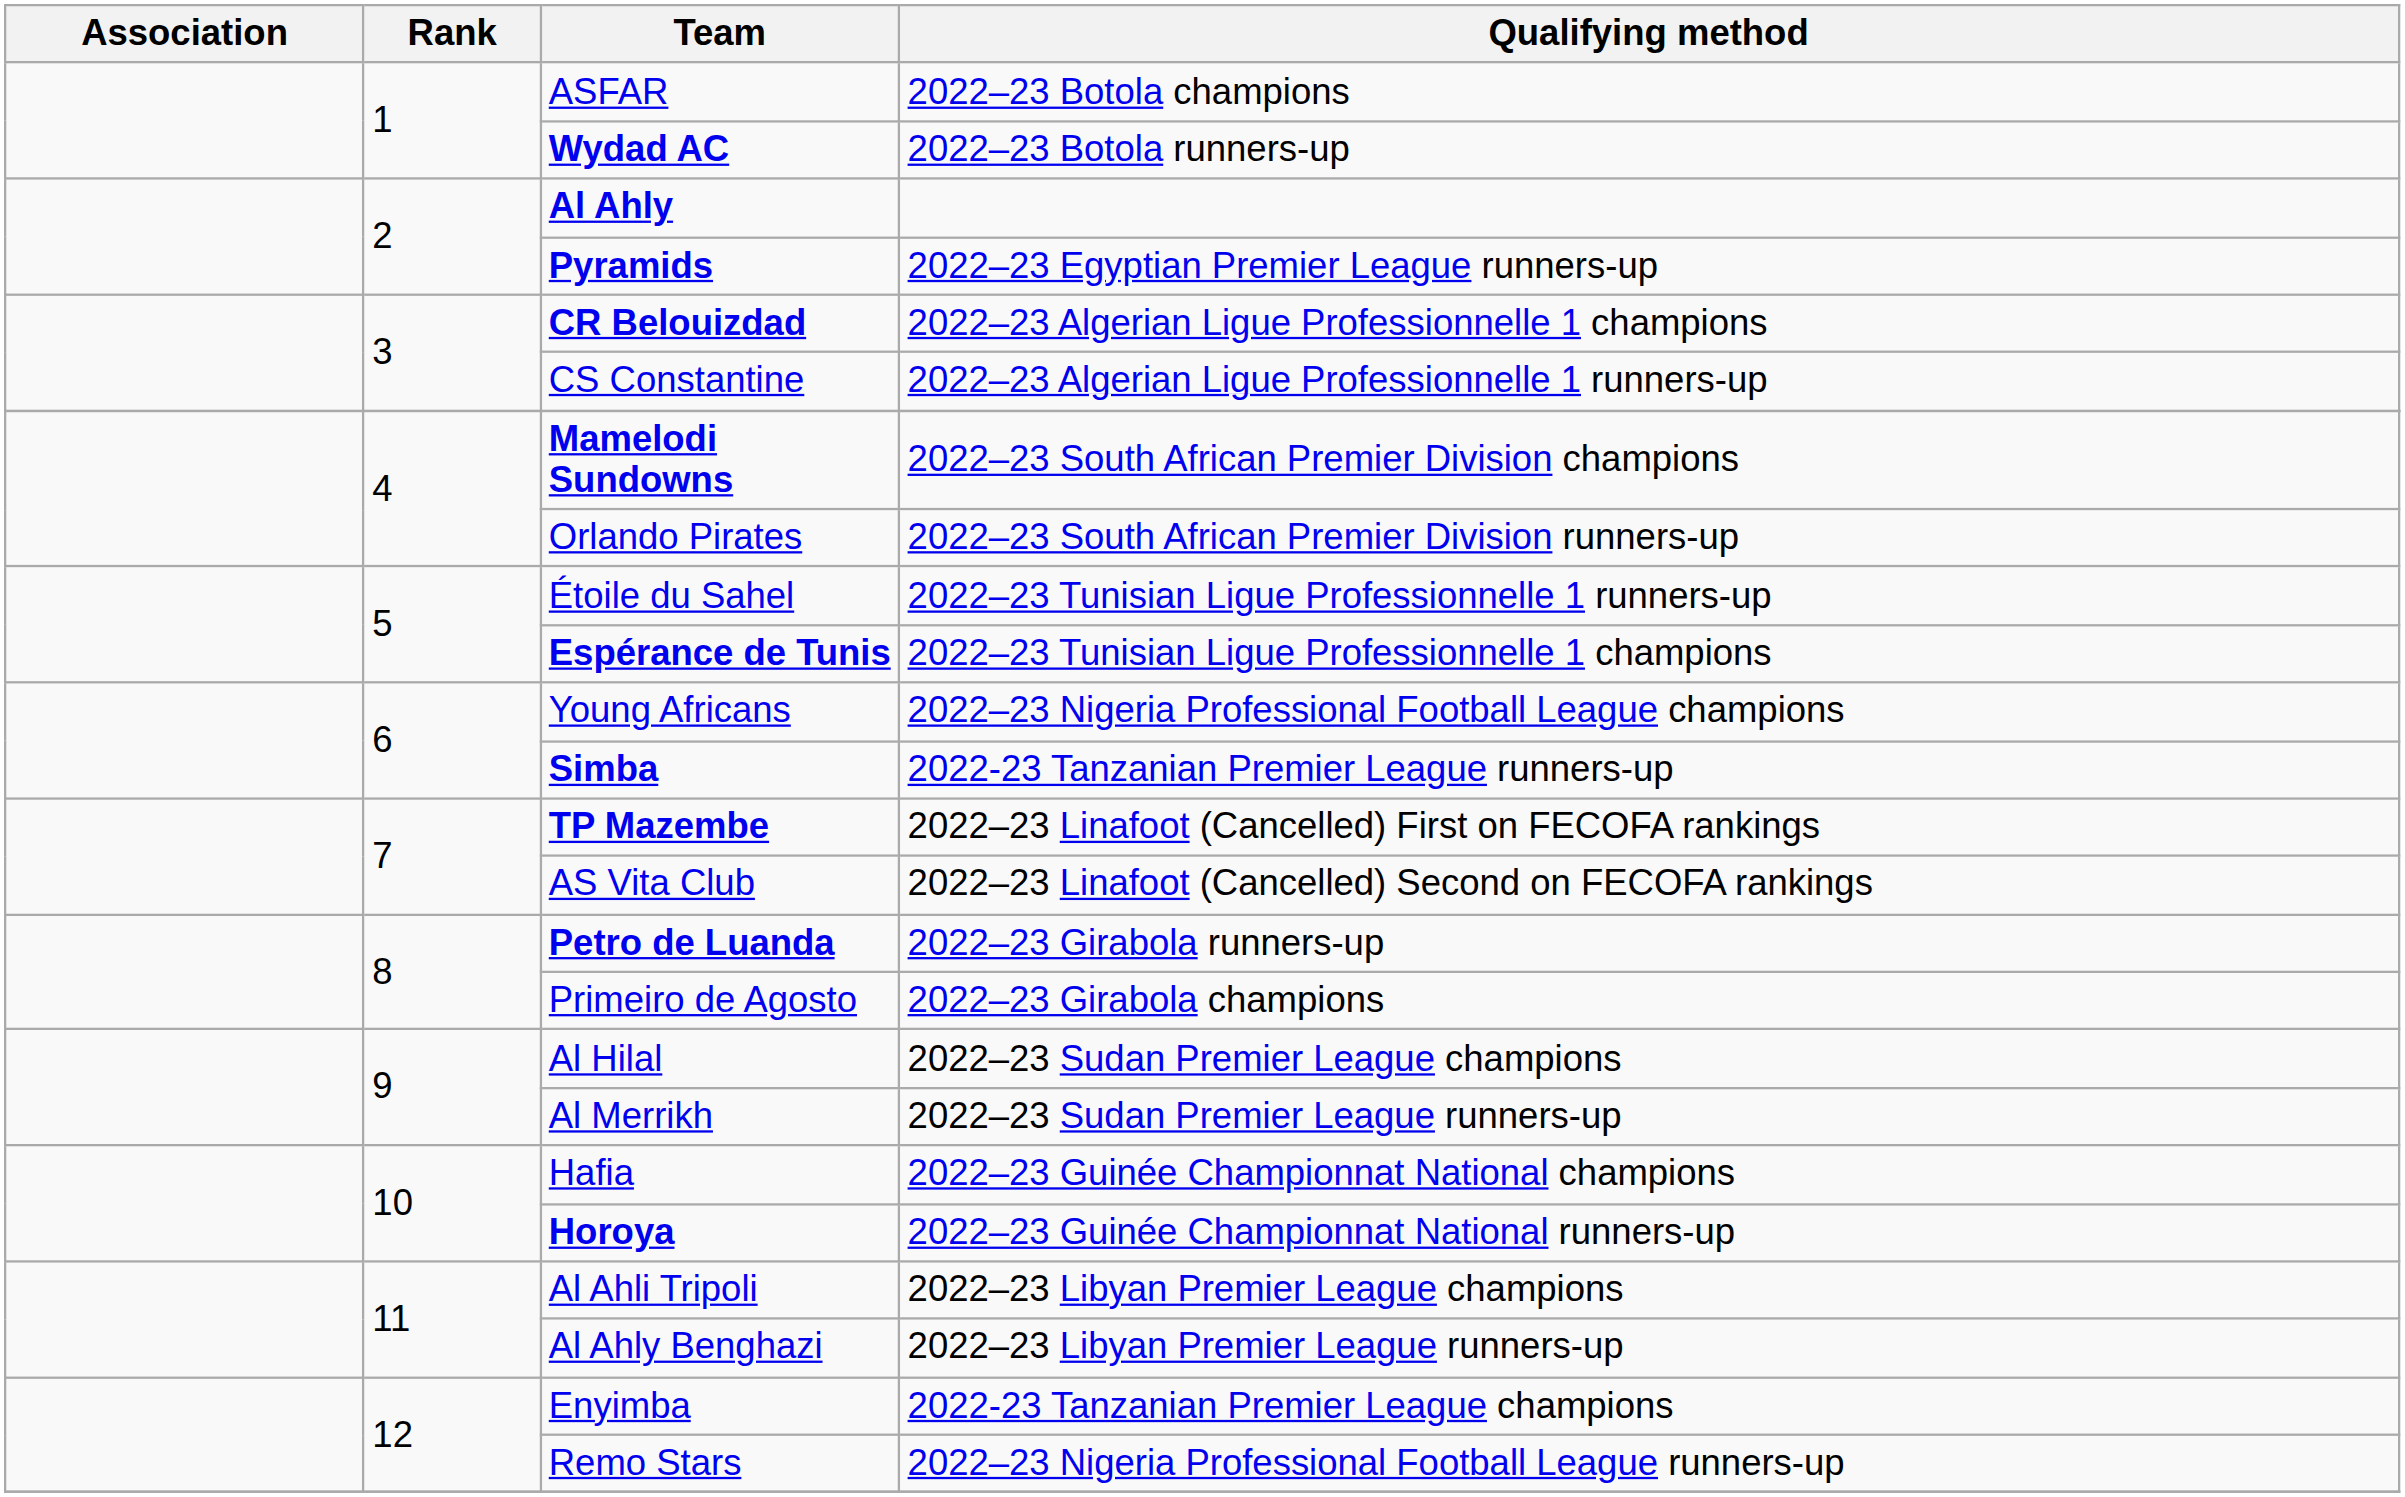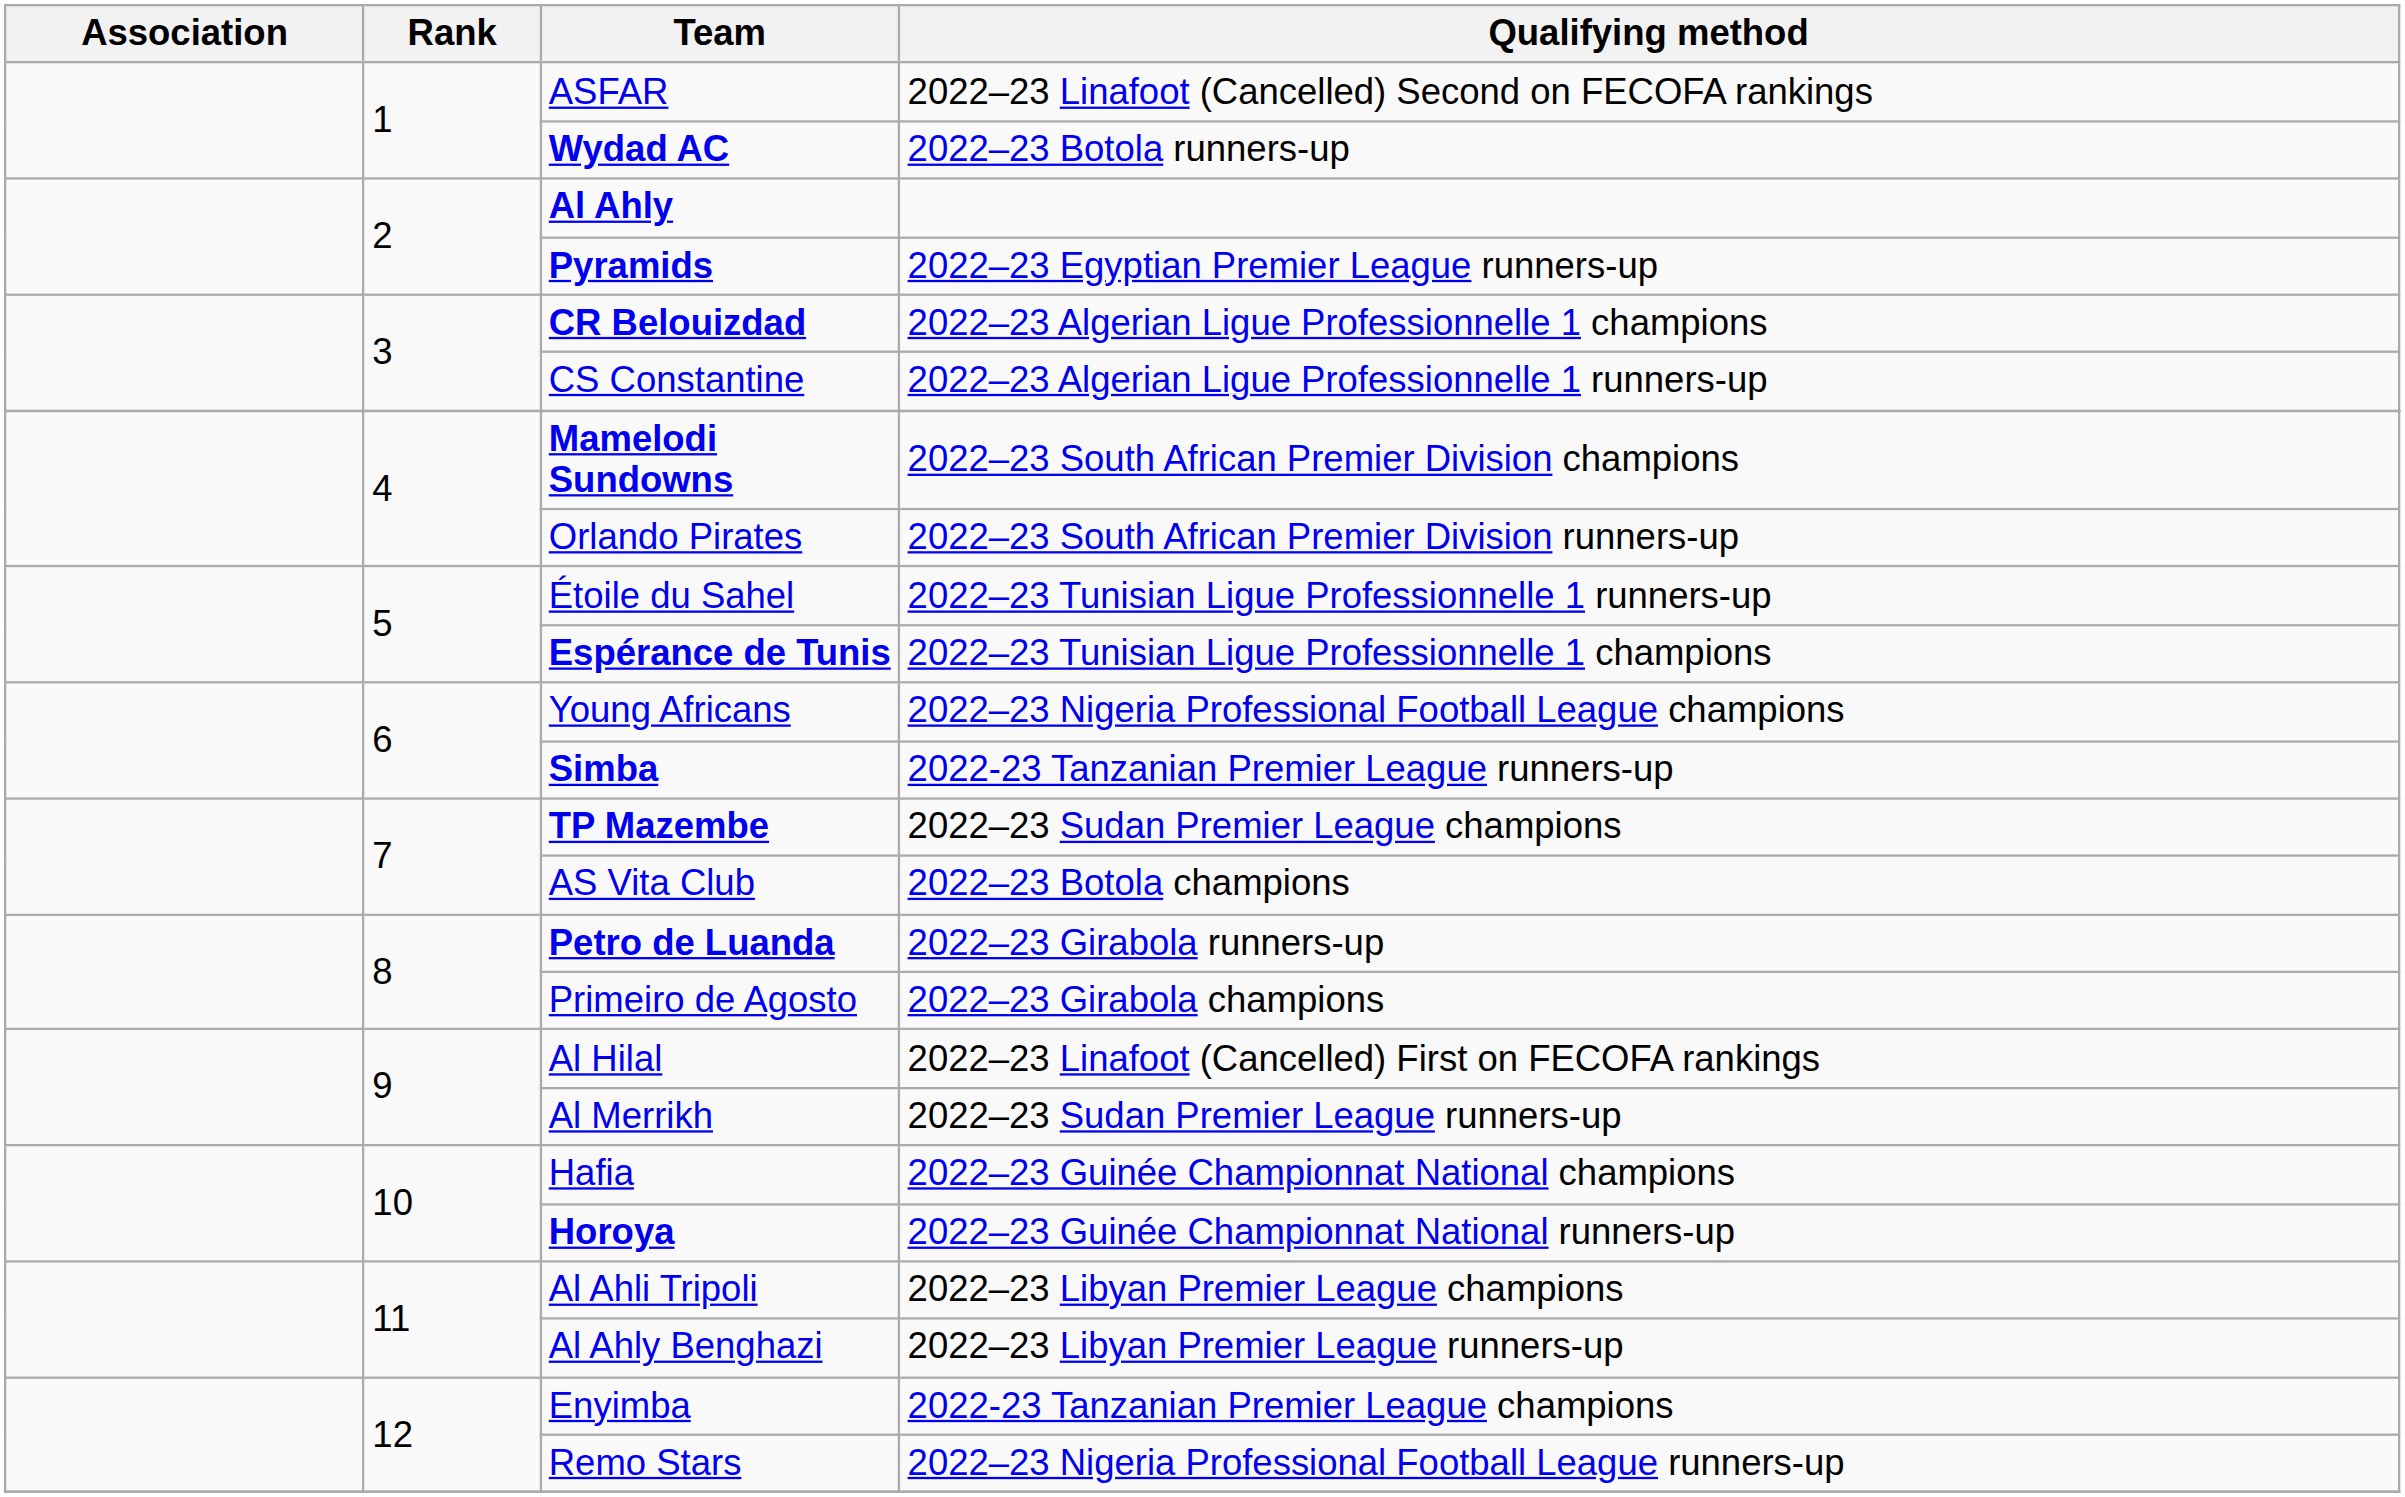(1129, 91) 2022–23 Botola champions -> (1390, 91) 2022–23 Linafoot (Cancelled) Second on FECOFA rankings
(1364, 826) 2022–23 Linafoot (Cancelled) First on FECOFA rankings -> (1265, 826) 2022–23 Sudan Premier League champions
(1390, 884) 2022–23 Linafoot (Cancelled) Second on FECOFA rankings -> (1129, 884) 2022–23 Botola champions
(1265, 1058) 2022–23 Sudan Premier League champions -> (1364, 1058) 2022–23 Linafoot (Cancelled) First on FECOFA rankings
